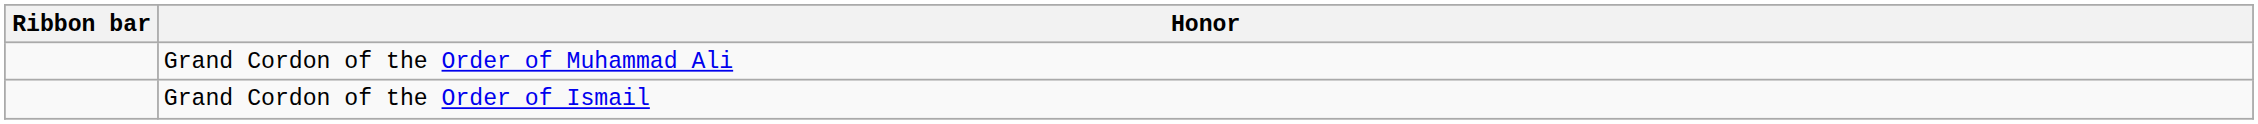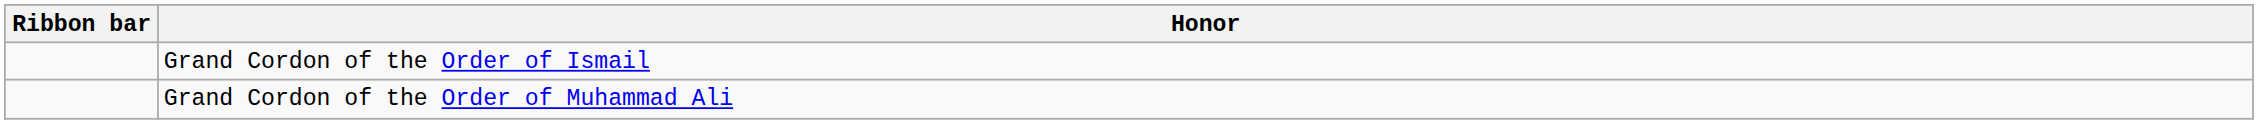rows swapped: (448, 61) <-> (407, 99)
